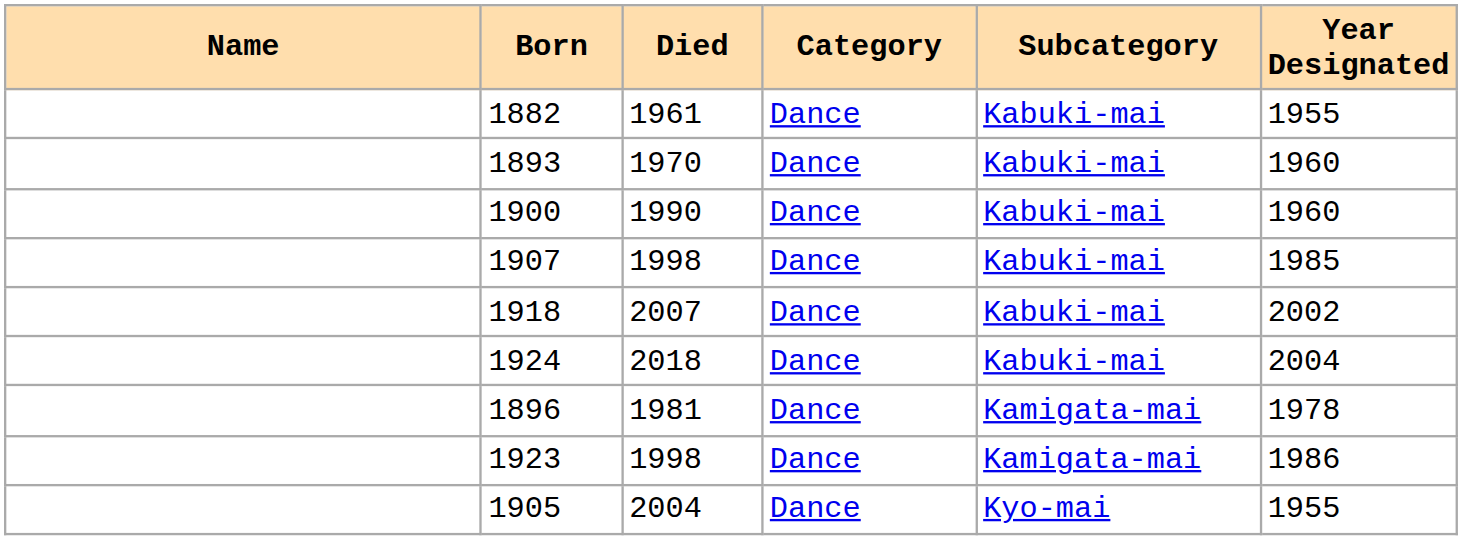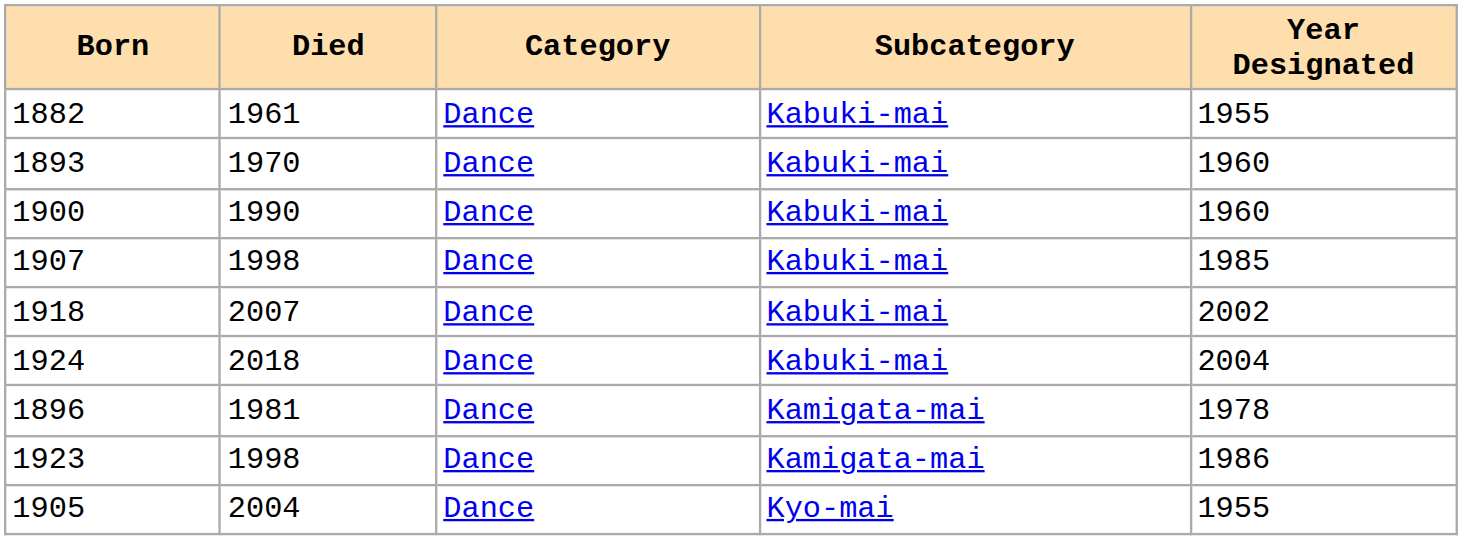- column: (243, 47)
